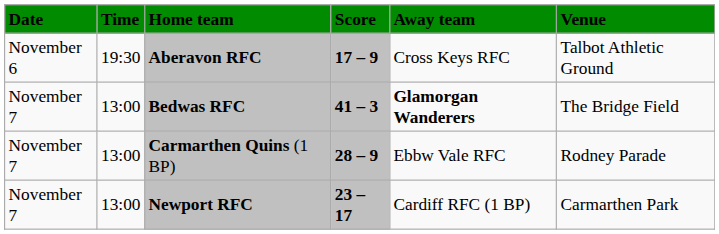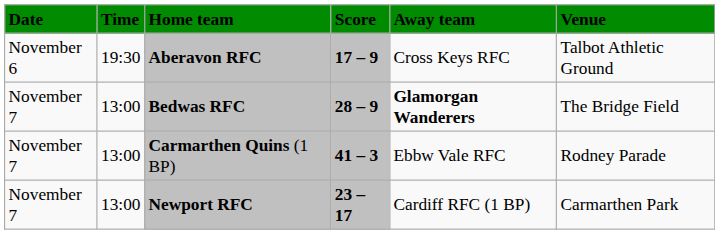(356, 106) 41 – 3 -> (356, 106) 28 – 9
(356, 155) 28 – 9 -> (356, 155) 41 – 3
